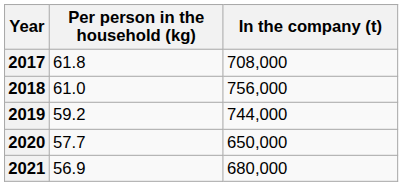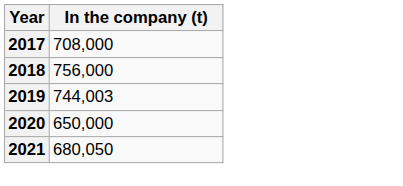- column: (136, 27)
(257, 115) 744,000 -> (83, 96) 744,003
(257, 168) 680,000 -> (83, 149) 680,050
